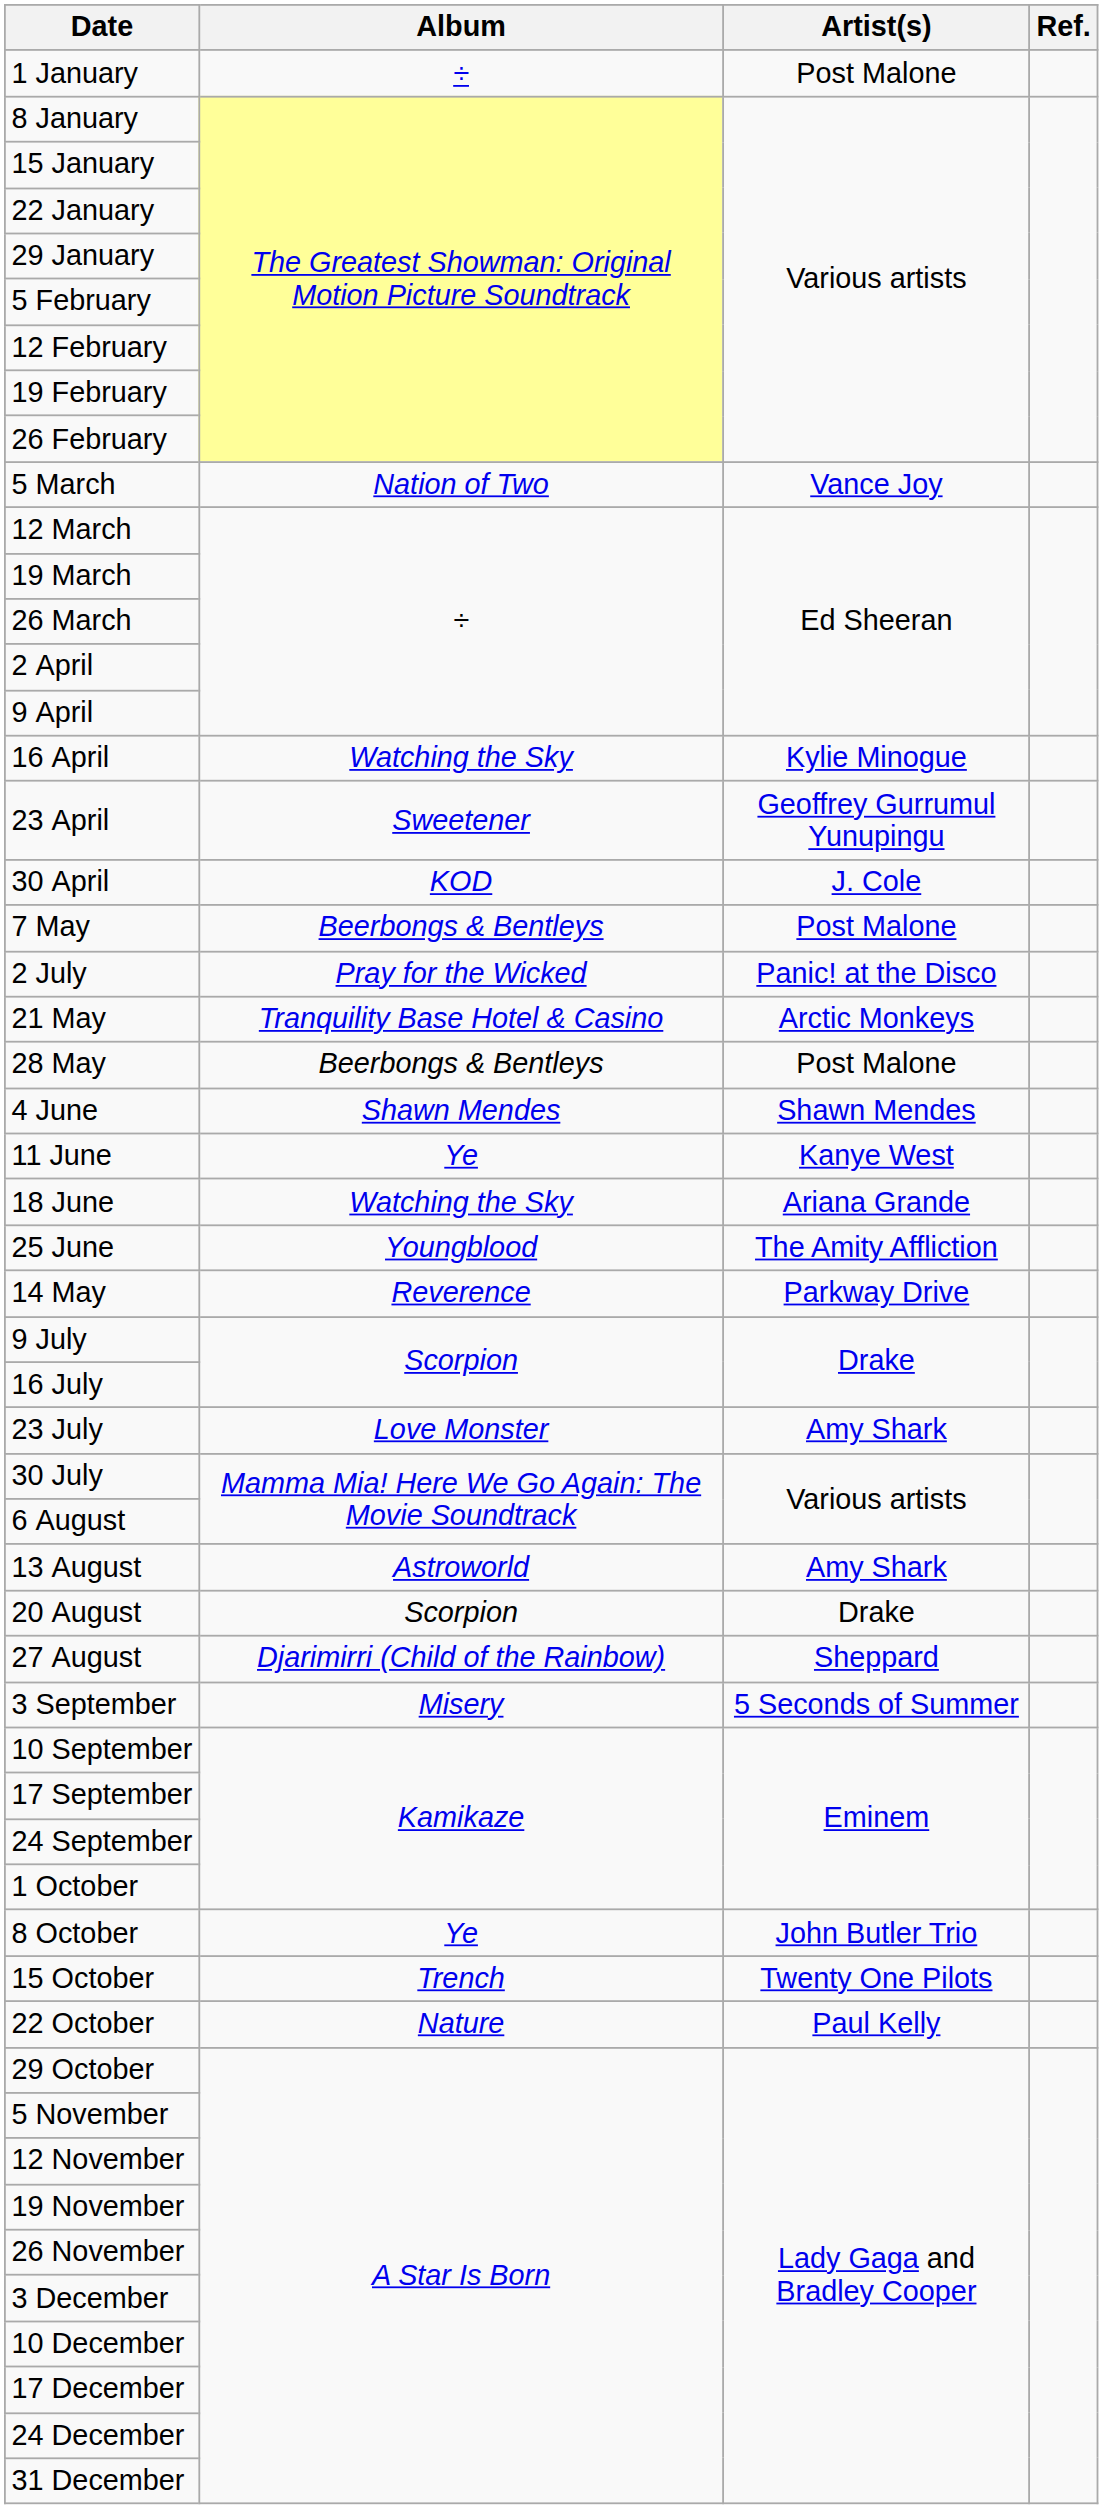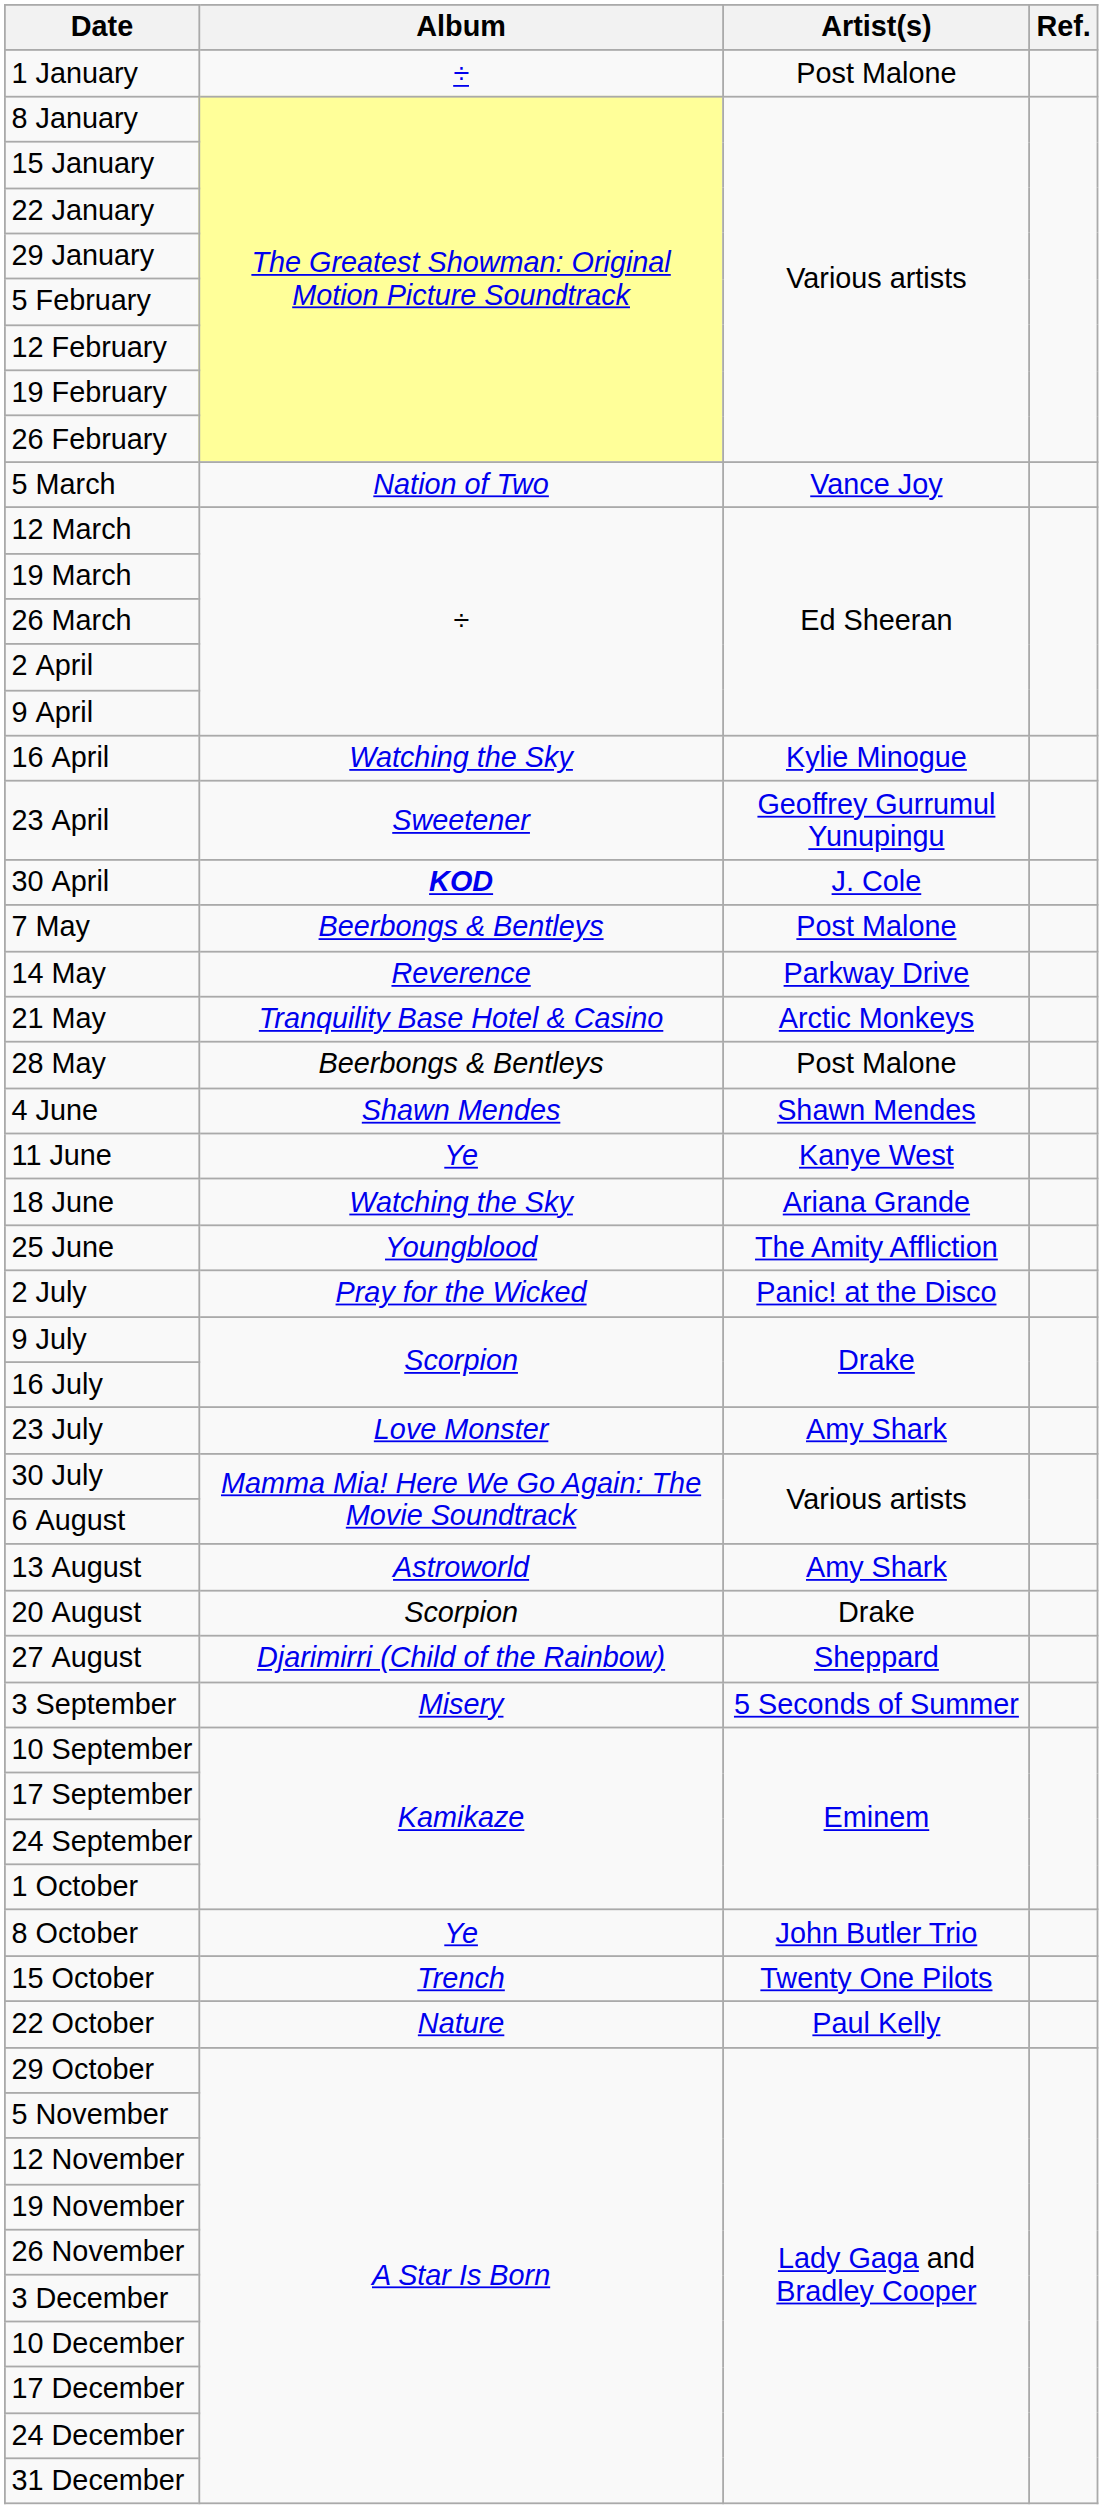(461, 881) normal -> (461, 881) bold
rows swapped: (59, 1292) <-> (49, 973)
